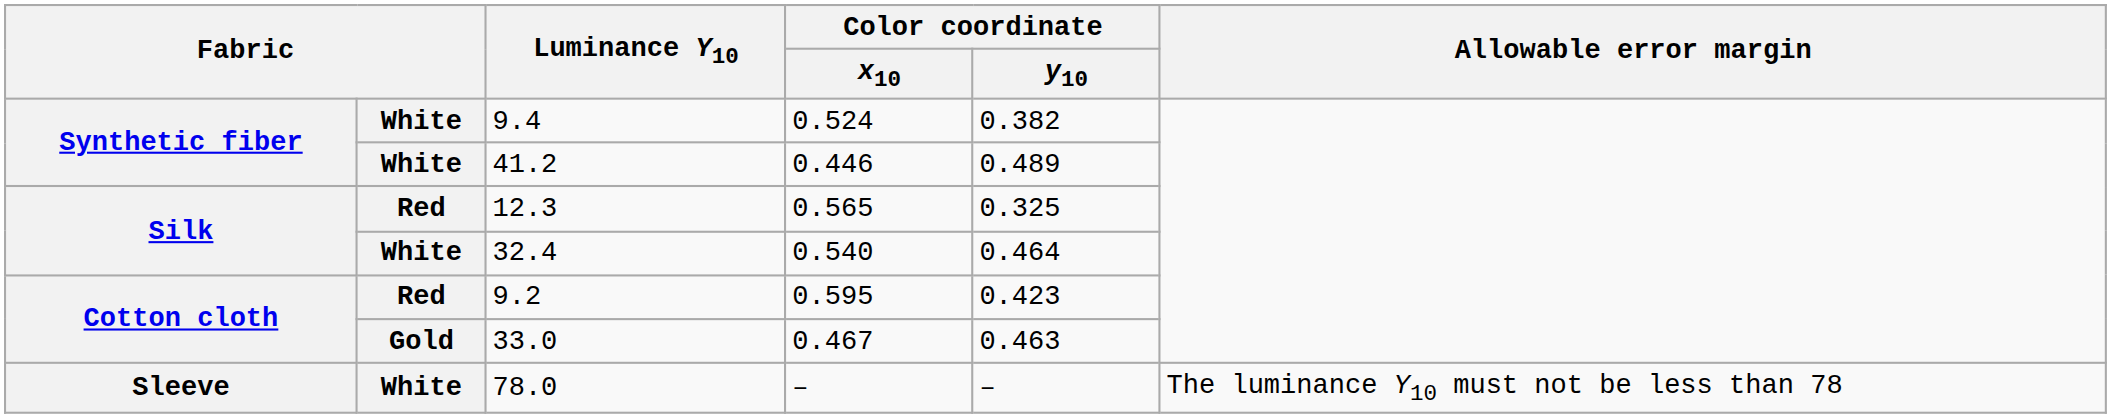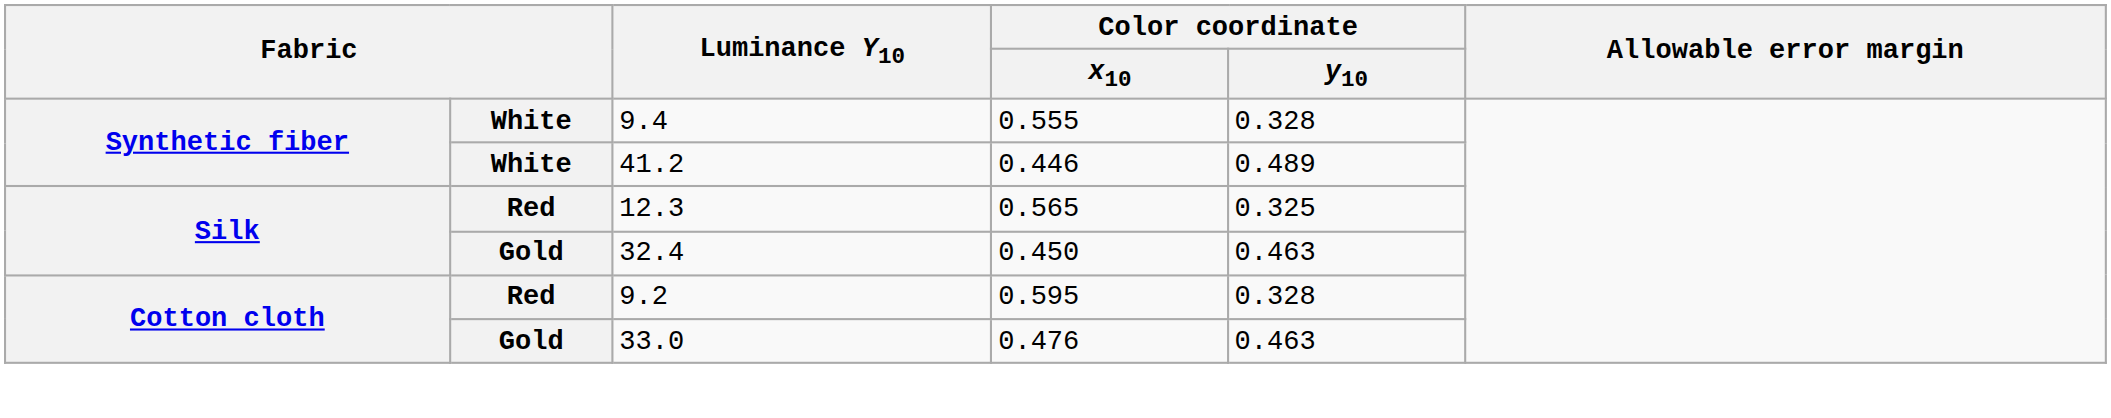(833, 121) 0.524 -> (1039, 121) 0.555
(1020, 121) 0.382 -> (1275, 121) 0.328
(421, 253) White -> (531, 253) Gold
(833, 253) 0.540 -> (1039, 253) 0.450
(1020, 253) 0.464 -> (1275, 253) 0.463
(1020, 297) 0.423 -> (1275, 297) 0.328
(833, 341) 0.467 -> (1039, 341) 0.476
- row: (525, 388)
